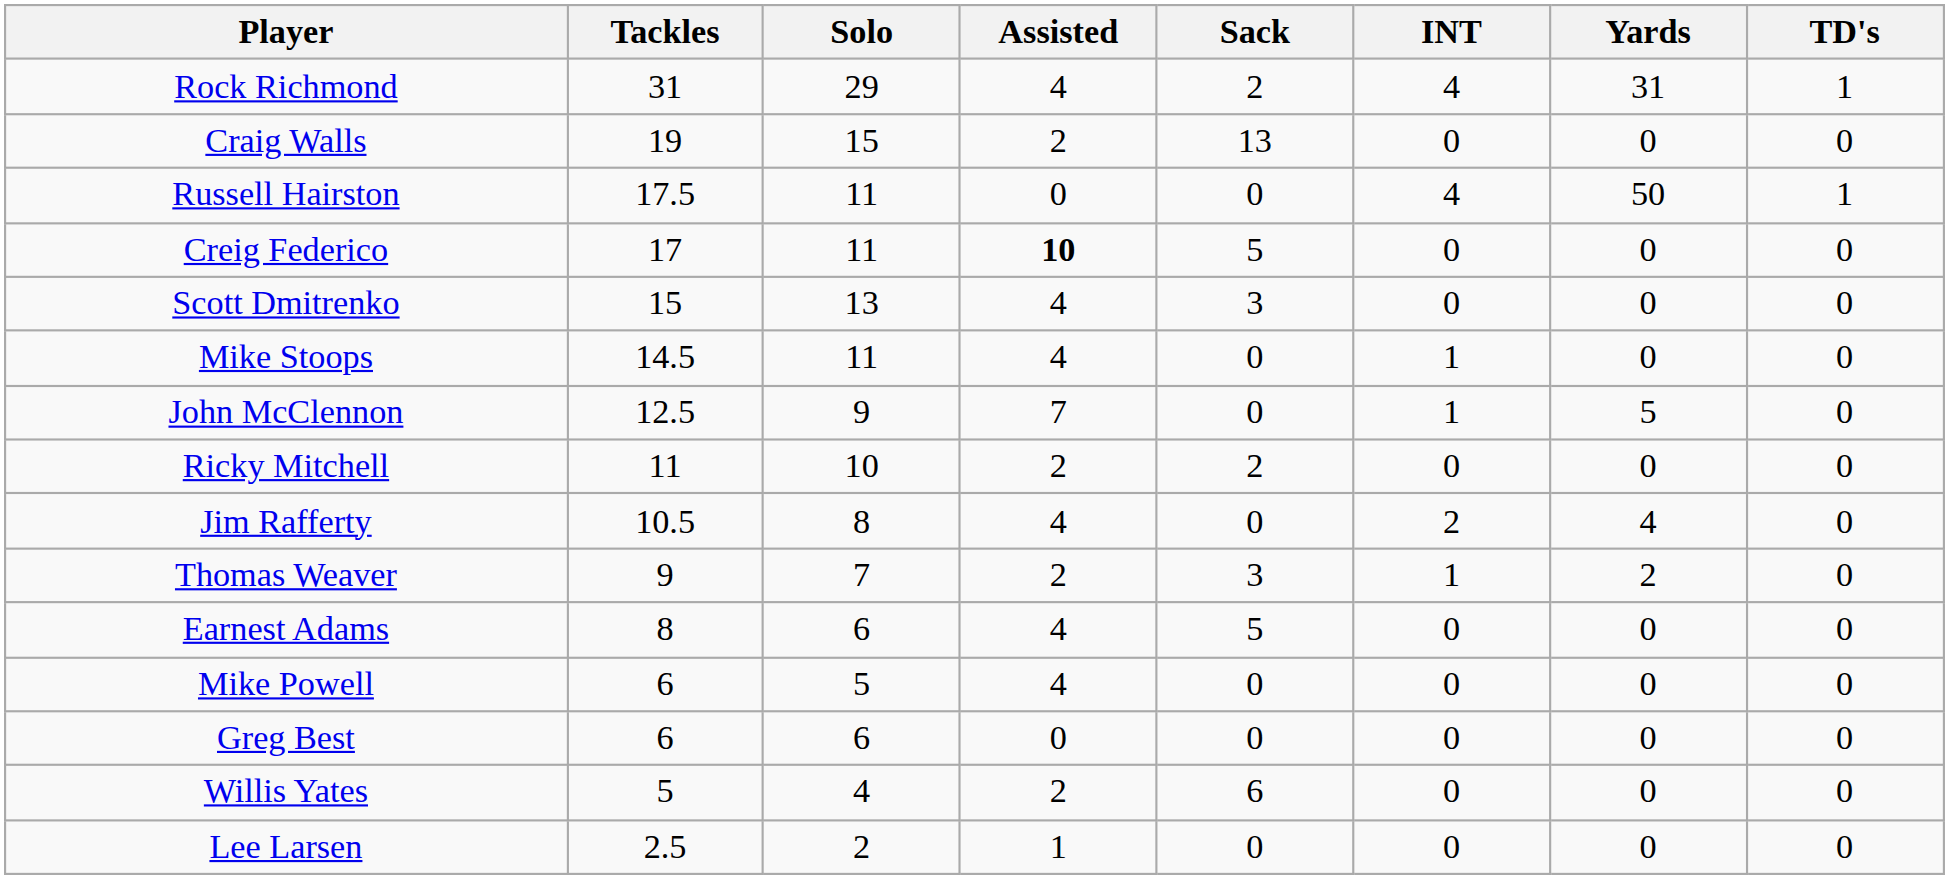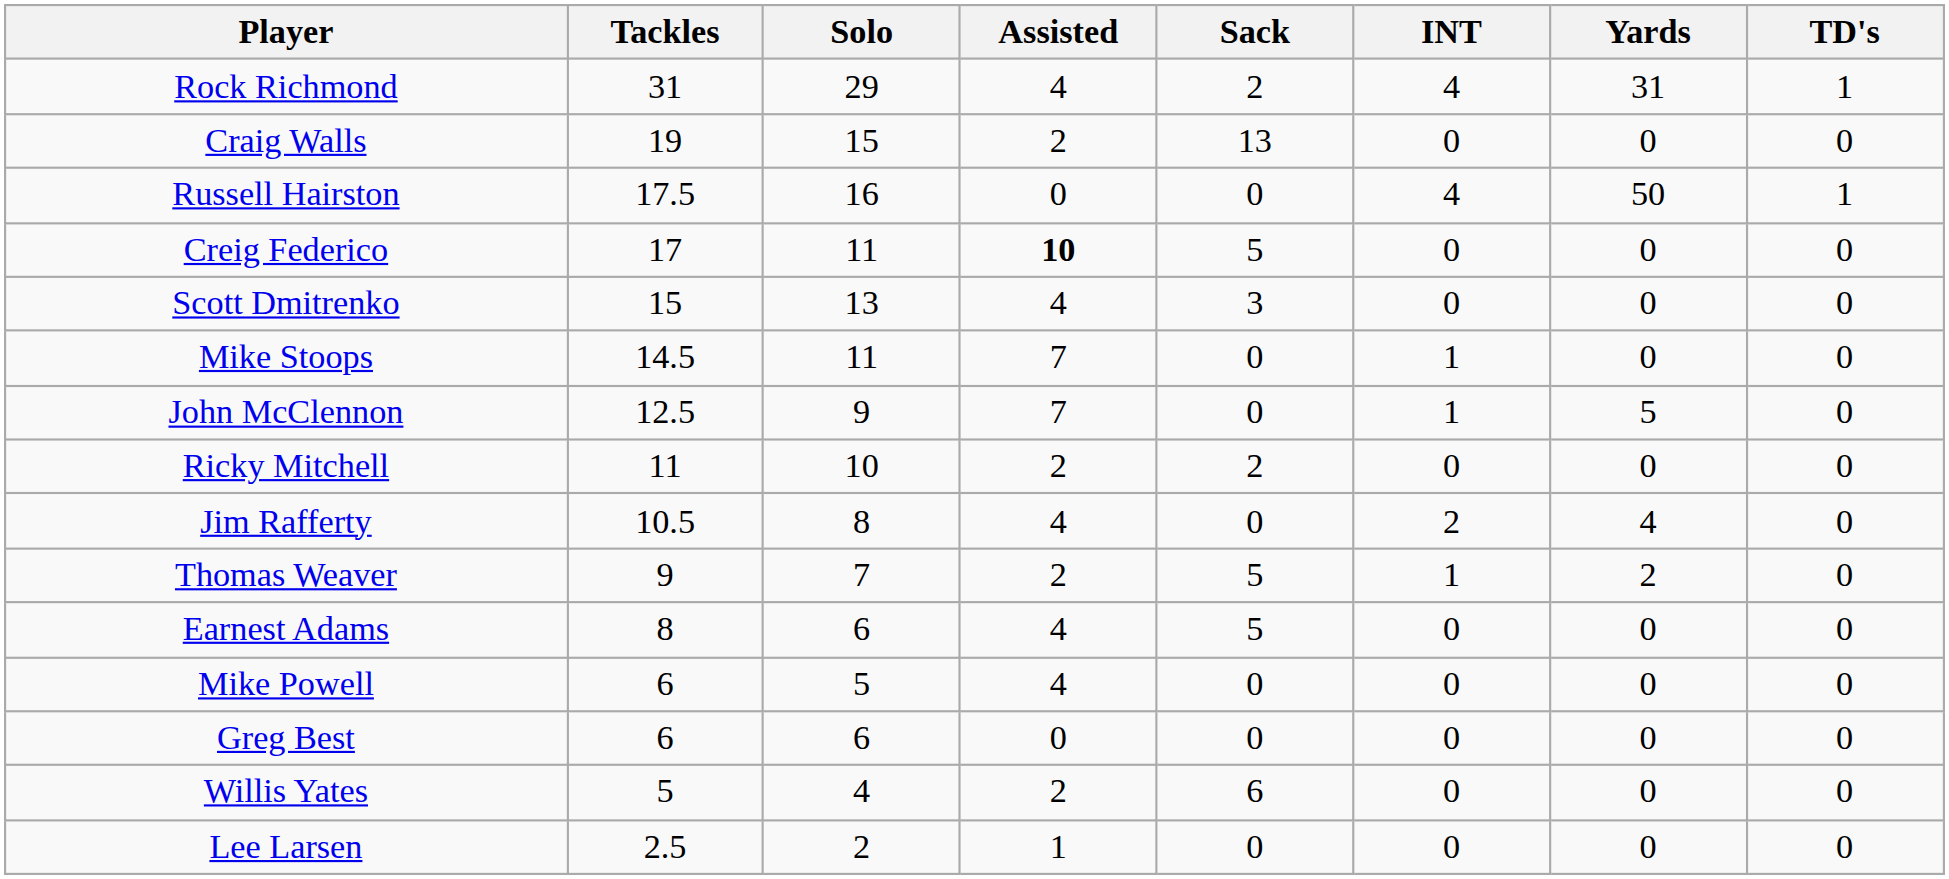(862, 194) 11 -> (862, 194) 16
(1058, 357) 4 -> (1058, 357) 7
(1255, 574) 3 -> (1255, 574) 5
